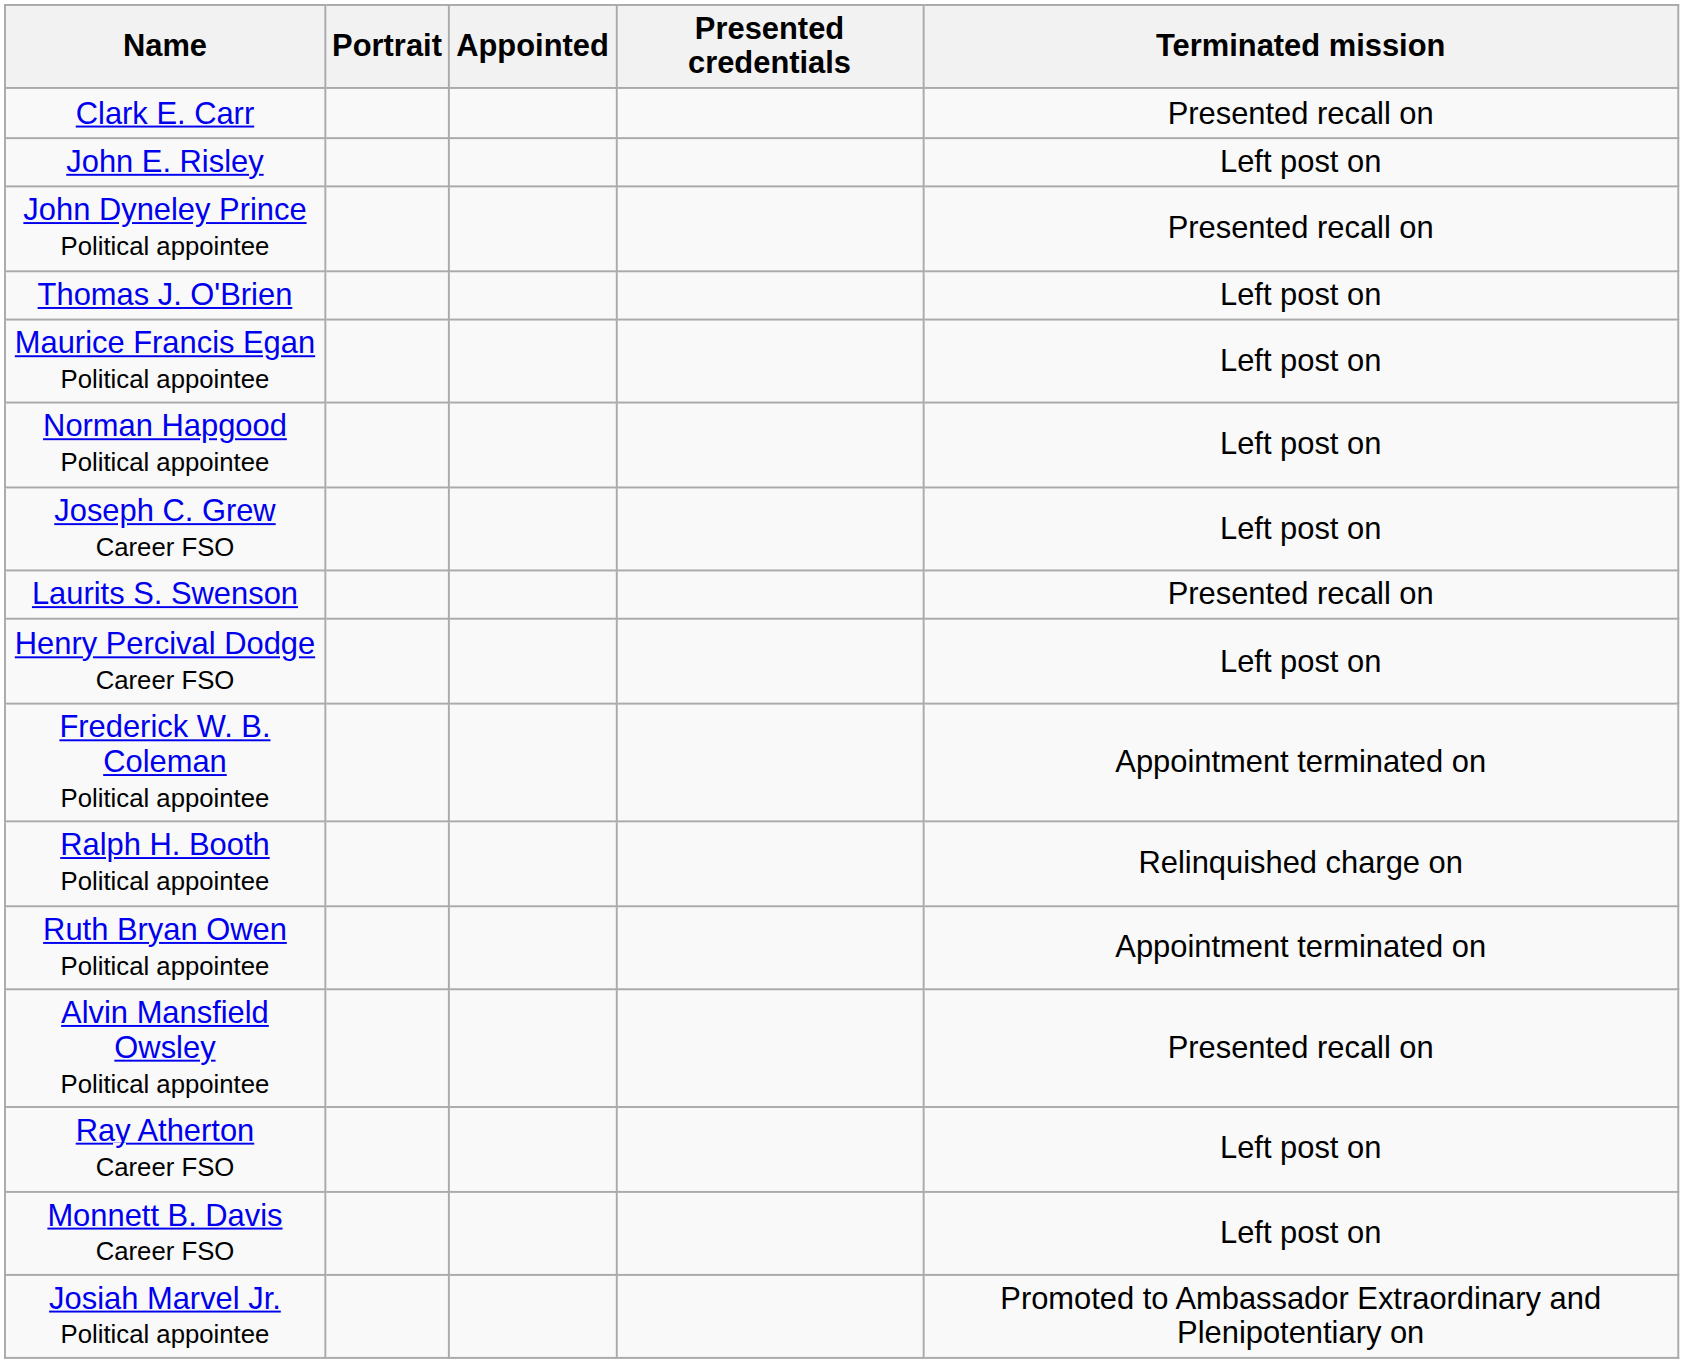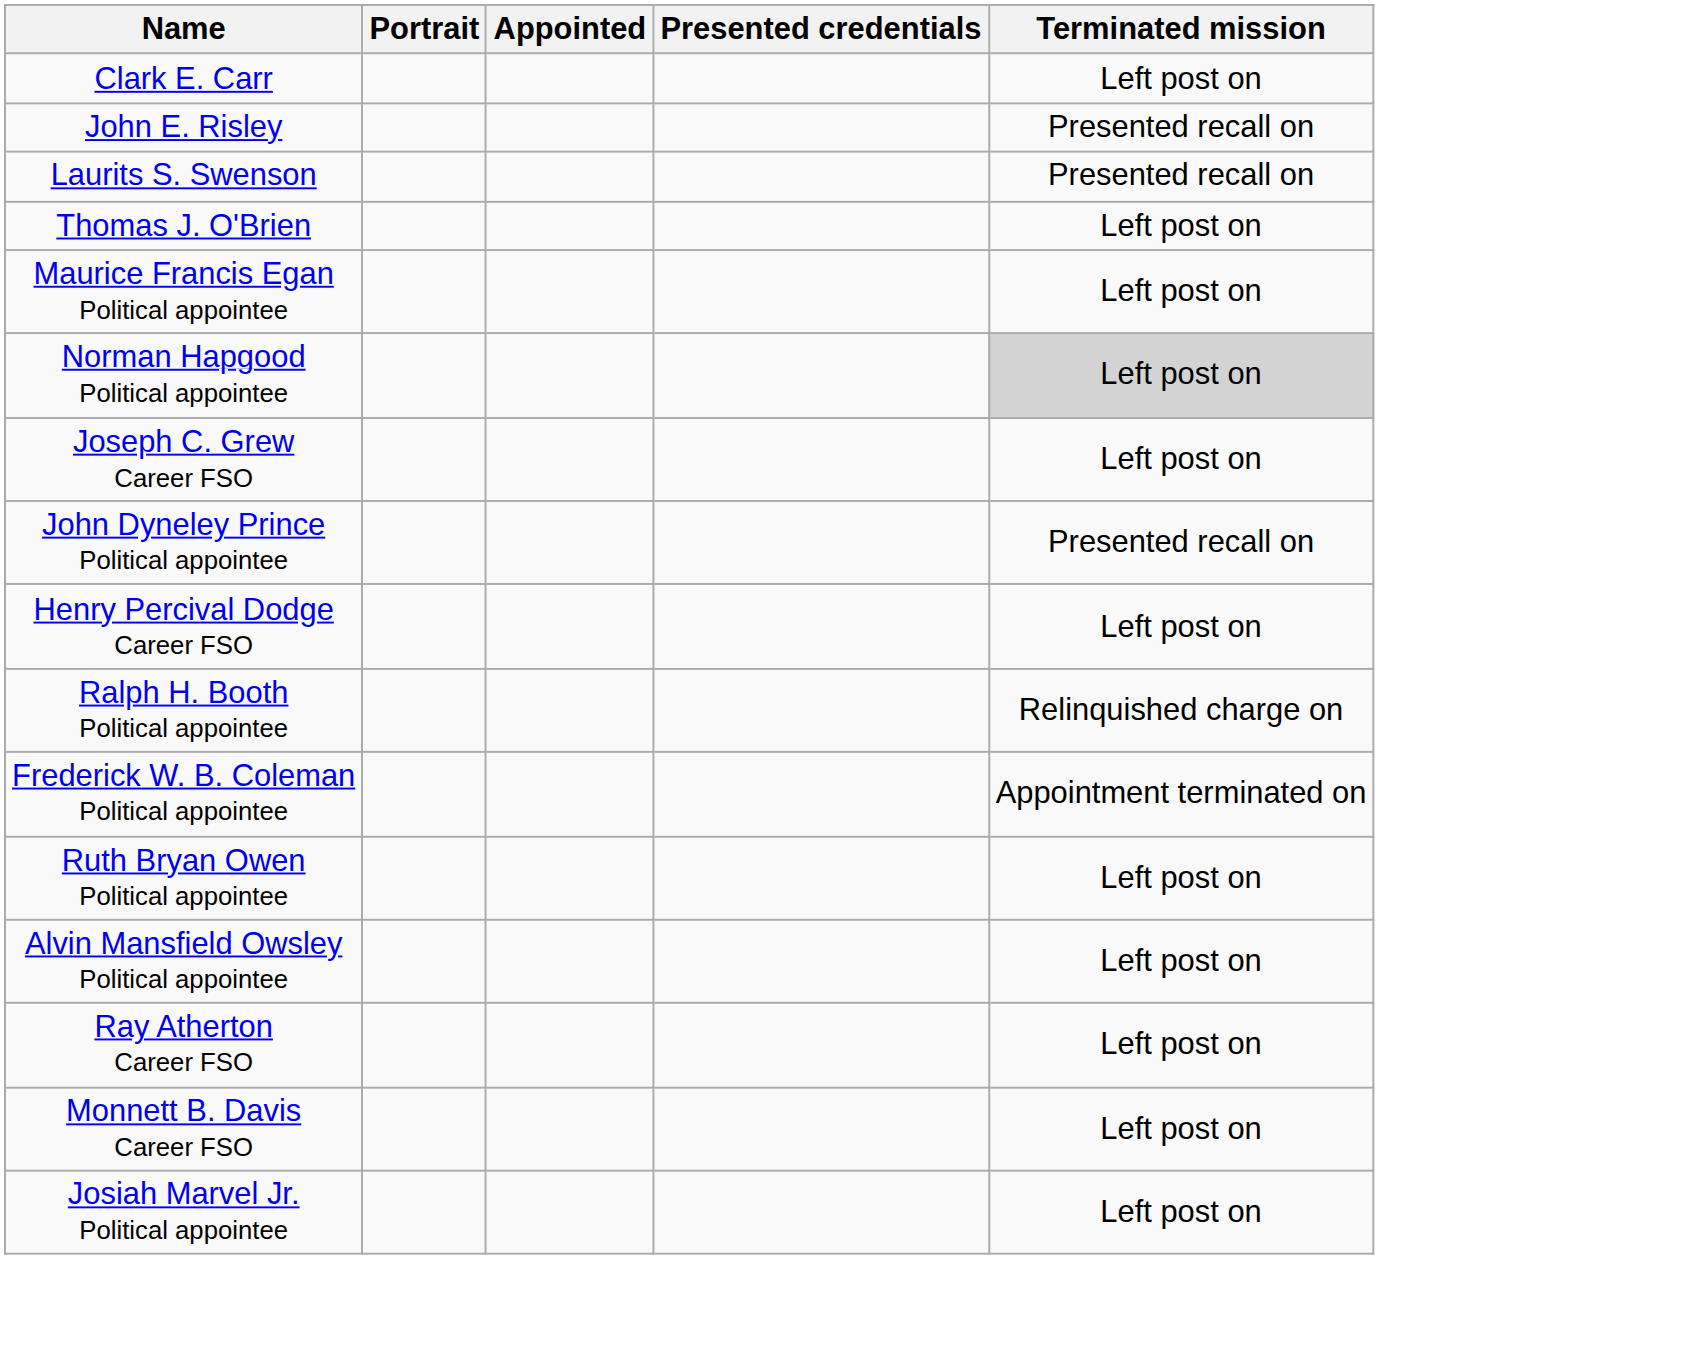(1301, 112) Presented recall on -> (1181, 77) Left post on
(1301, 161) Left post on -> (1181, 126) Presented recall on
rows swapped: (165, 594) <-> (165, 228)
(1301, 444) no background -> (1181, 374) lightgrey background
rows swapped: (165, 862) <-> (165, 761)
(1301, 946) Appointment terminated on -> (1181, 877) Left post on
(1301, 1047) Presented recall on -> (1181, 960) Left post on
(1301, 1316) Promoted to Ambassador Extraordinary and Plenipotentiary on -> (1181, 1212) Left post on
